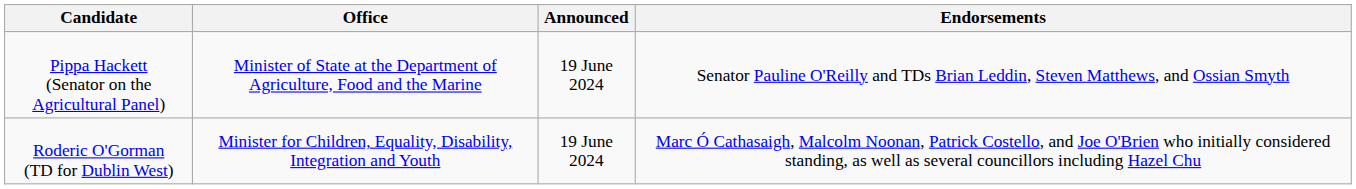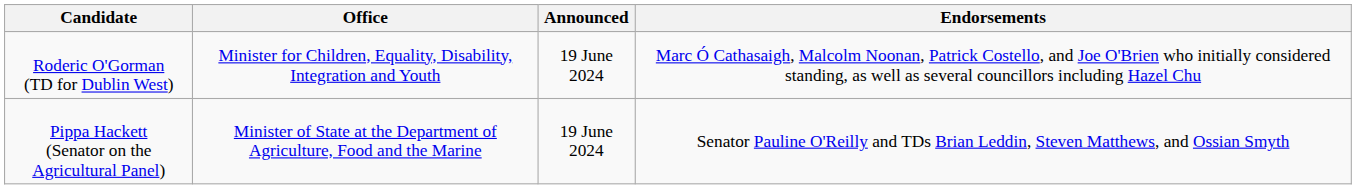rows swapped: (99, 84) <-> (99, 160)
